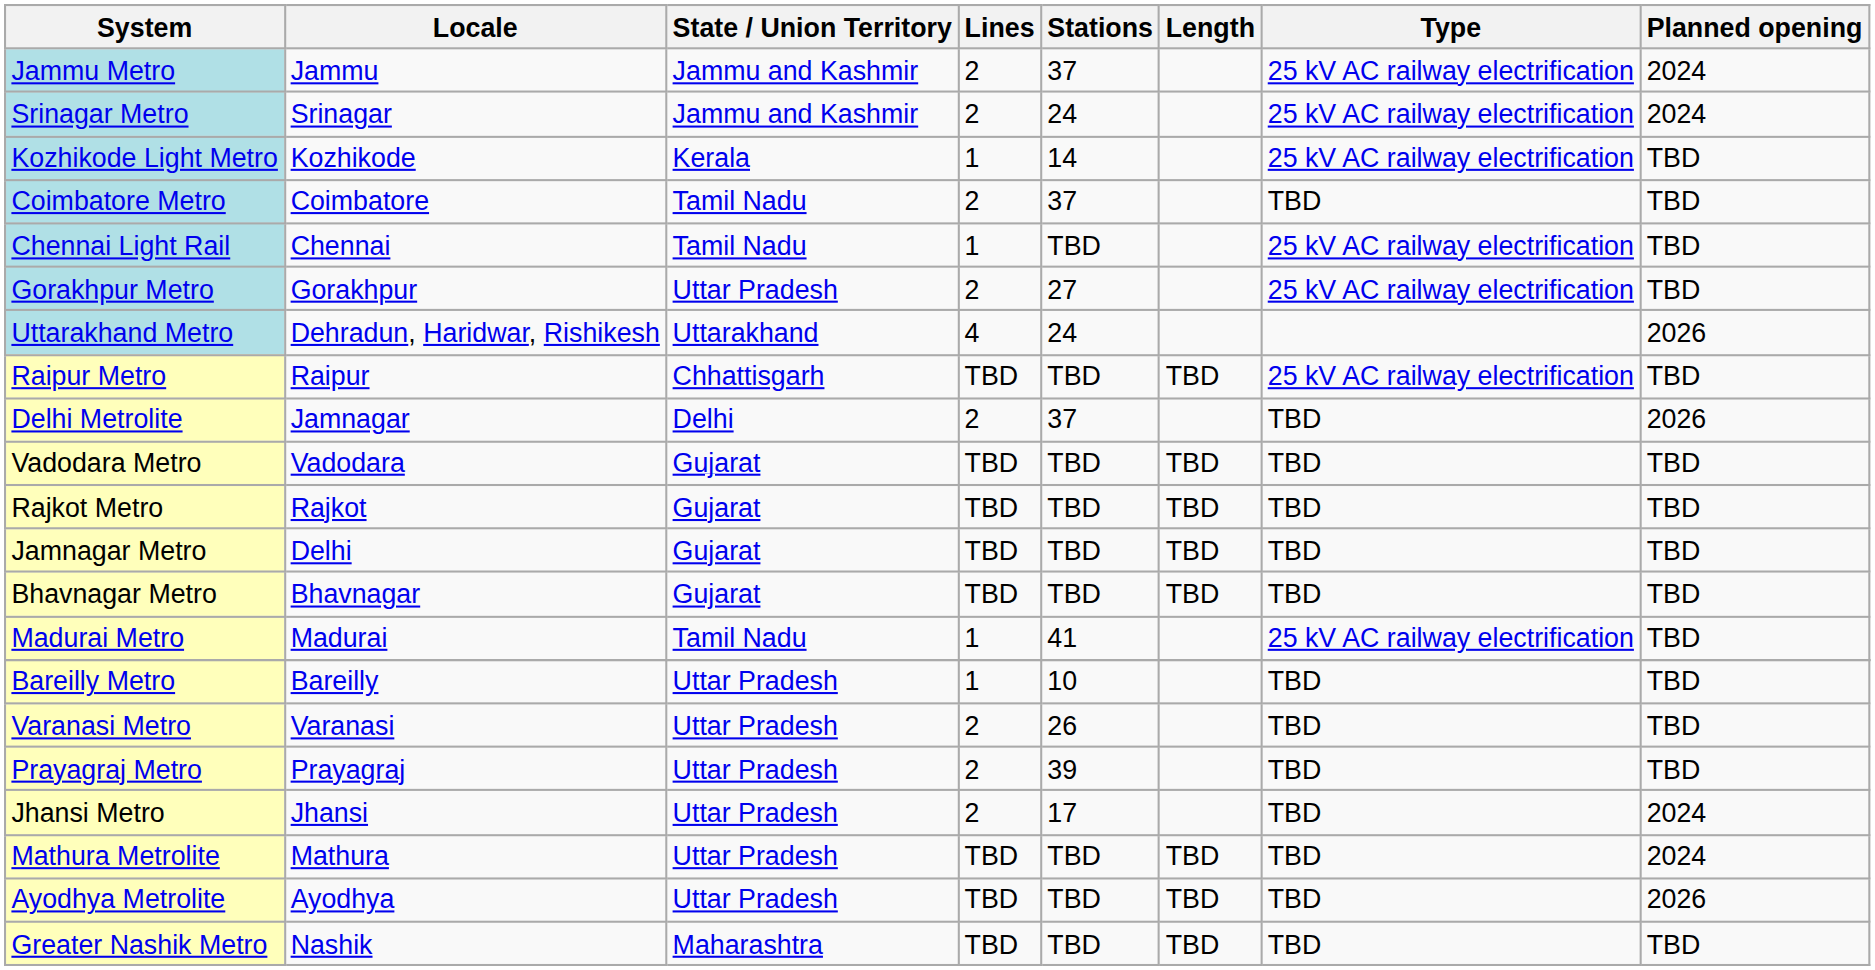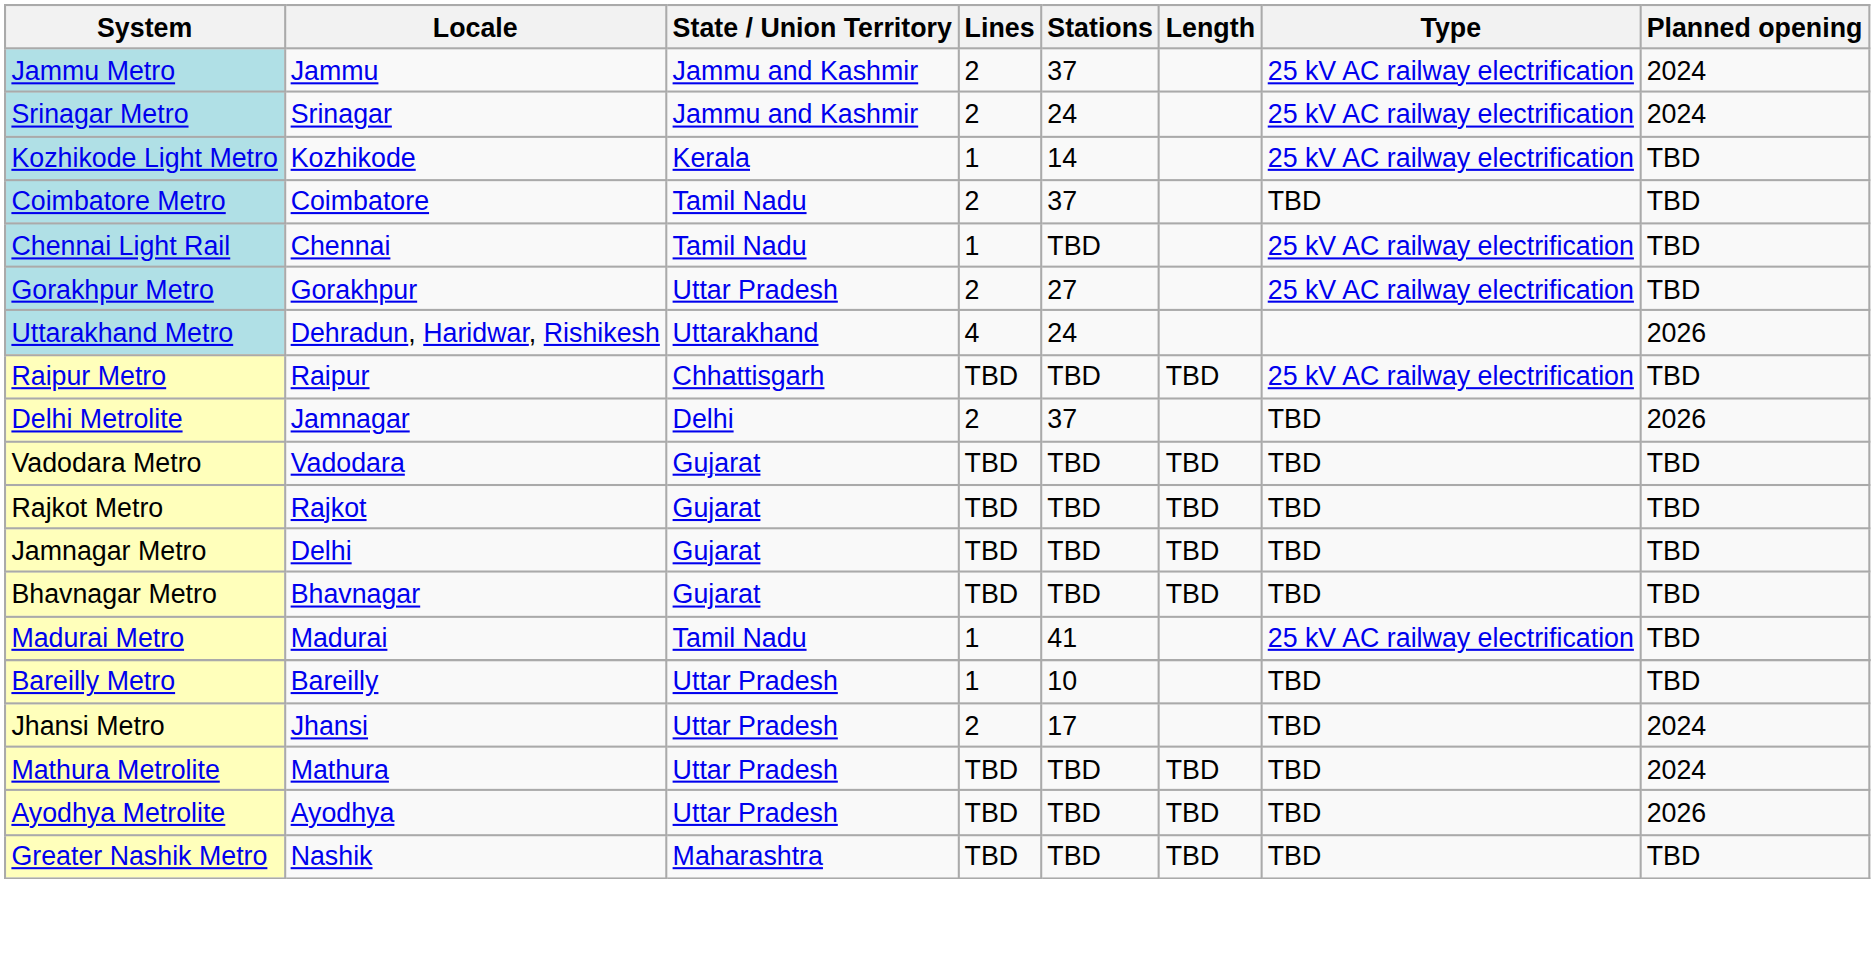- row: (101, 725)
- row: (107, 769)
